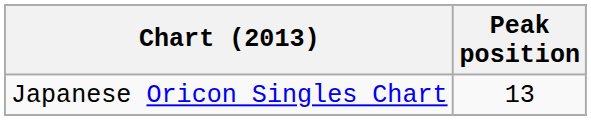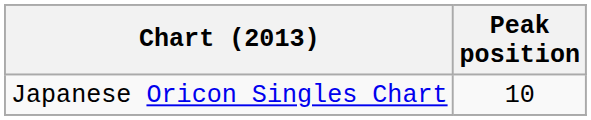(520, 95) 13 -> (520, 95) 10
